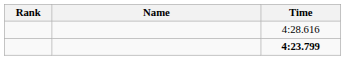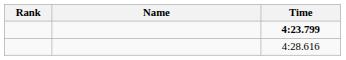rows swapped: (301, 47) <-> (301, 30)
